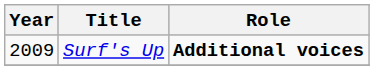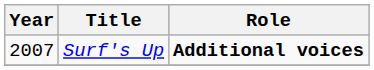(32, 50) 2009 -> (32, 50) 2007
